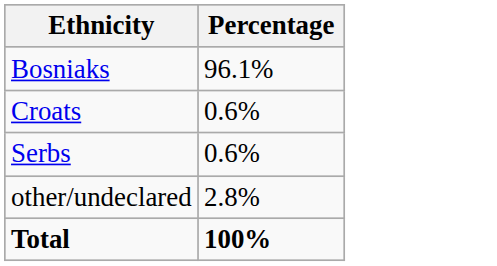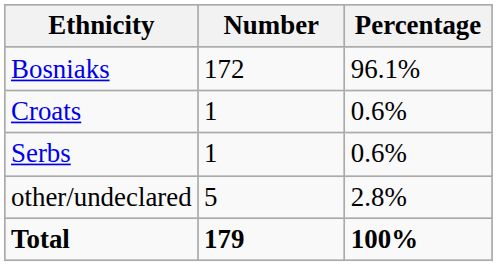+ column: (271, 25)
